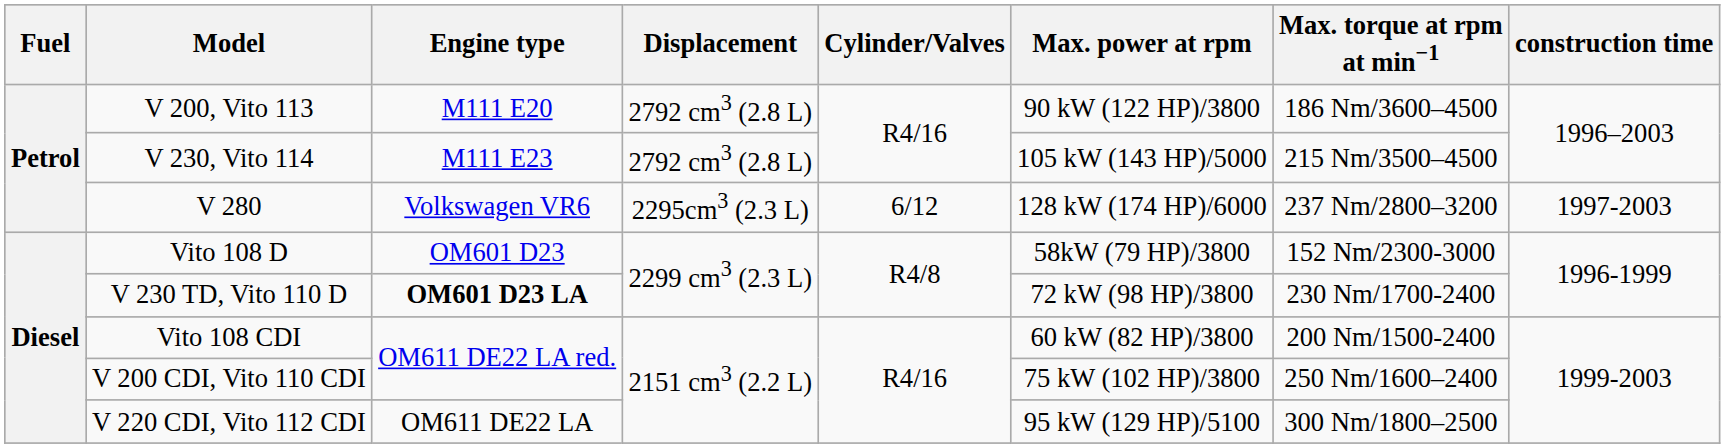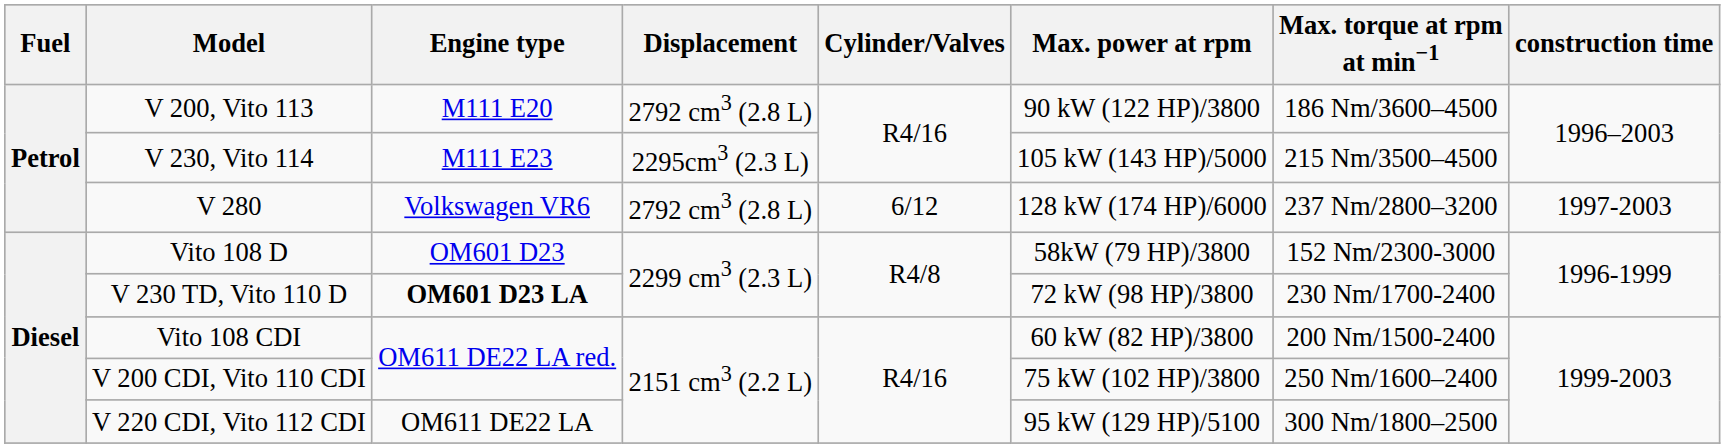(720, 157) 2792 cm3 (2.8 L) -> (720, 157) 2295cm3 (2.3 L)
(720, 206) 2295cm3 (2.3 L) -> (720, 206) 2792 cm3 (2.8 L)
